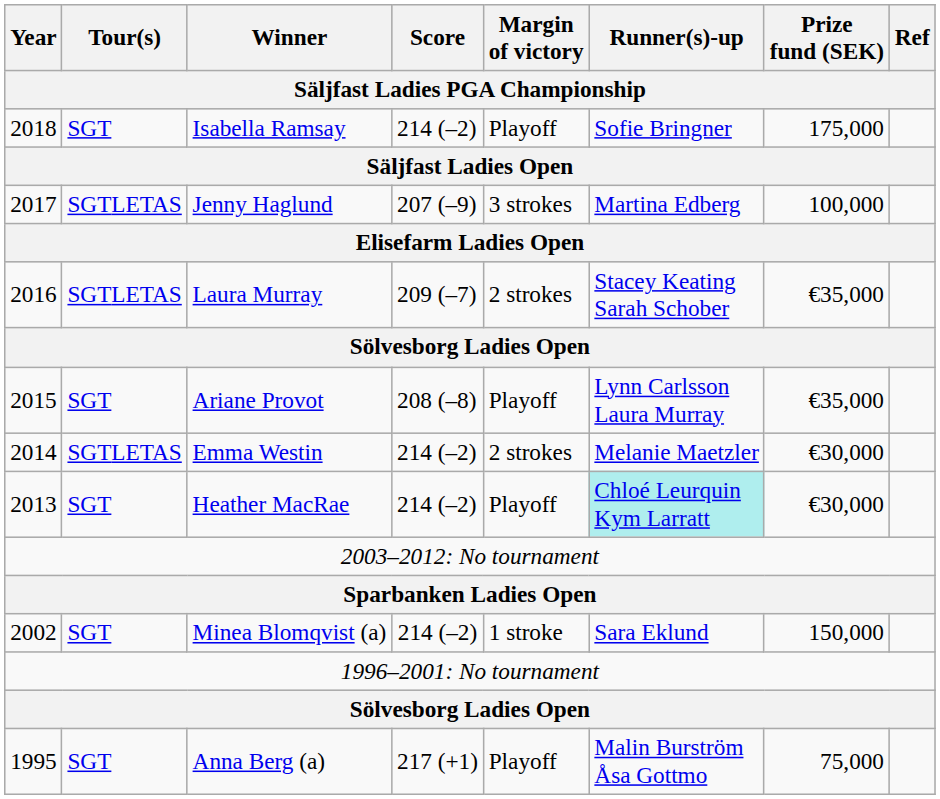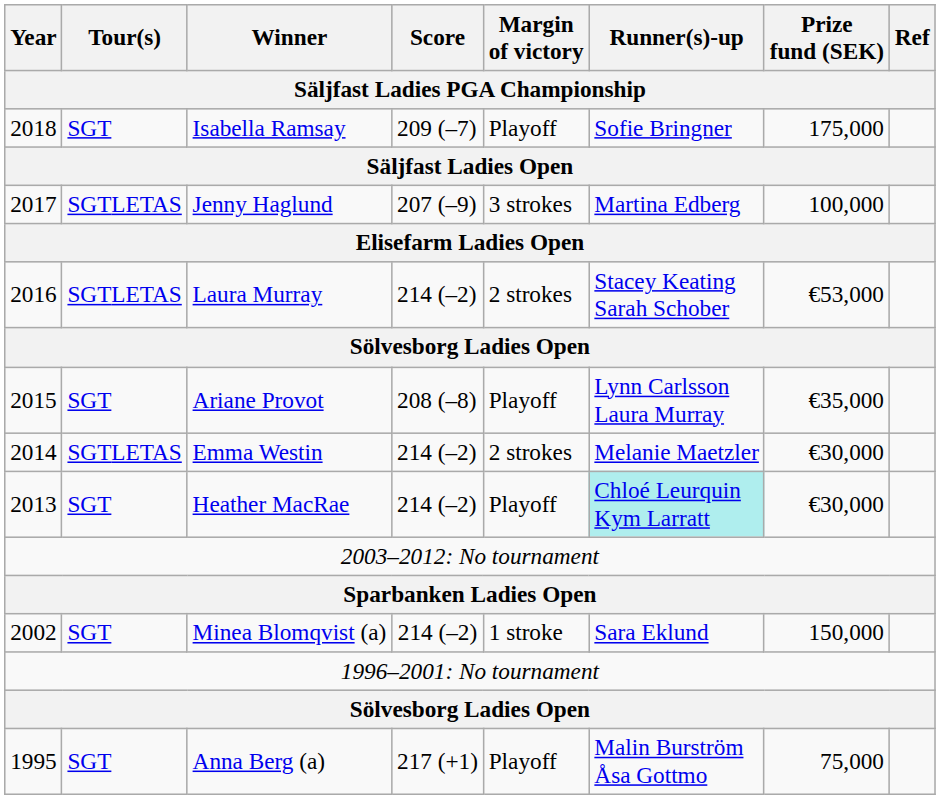(437, 128) 214 (–2) -> (437, 128) 209 (–7)
(437, 295) 209 (–7) -> (437, 295) 214 (–2)
(846, 295) €35,000 -> (846, 295) €53,000
